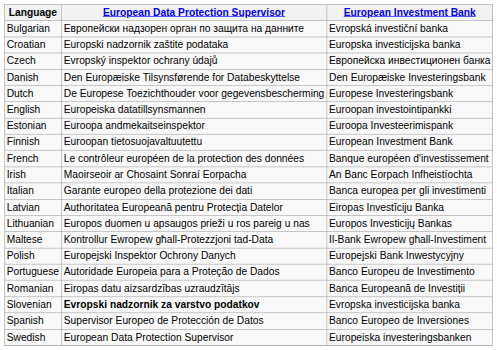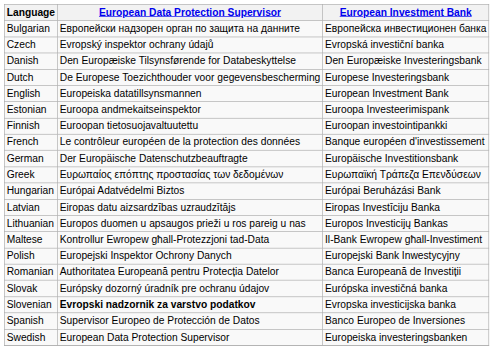(389, 28) Evropská investiční banka -> (406, 28) Европейска инвестиционен банка
- row: (26, 45)
(410, 61) Европейска инвестиционен банка -> (384, 45) Evropská investiční banka
(390, 110) Euroopan investointipankki -> (387, 93) European Investment Bank
(391, 142) European Investment Bank -> (386, 126) Euroopan investointipankki
+ row: (25, 158)
+ row: (21, 175)
+ row: (30, 191)
- row: (16, 175)
- row: (20, 191)
(173, 207) Authoritatea Europeană pentru Protecția Datelor -> (148, 207) Eiropas datu aizsardzības uzraudzītājs
- row: (33, 272)
(152, 288) Eiropas datu aizsardzības uzraudzītājs -> (169, 272) Authoritatea Europeană pentru Protecția Datelor
+ row: (22, 288)
